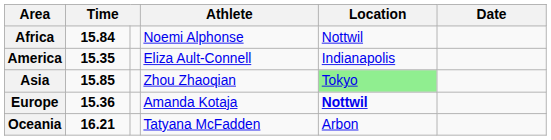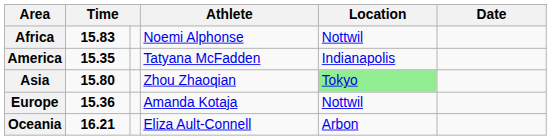(98, 37) 15.84 -> (98, 37) 15.83
(197, 59) Eliza Ault-Connell -> (202, 59) Tatyana McFadden
(98, 80) 15.85 -> (98, 80) 15.80
(345, 102) bold -> (342, 102) normal
(202, 124) Tatyana McFadden -> (197, 124) Eliza Ault-Connell
